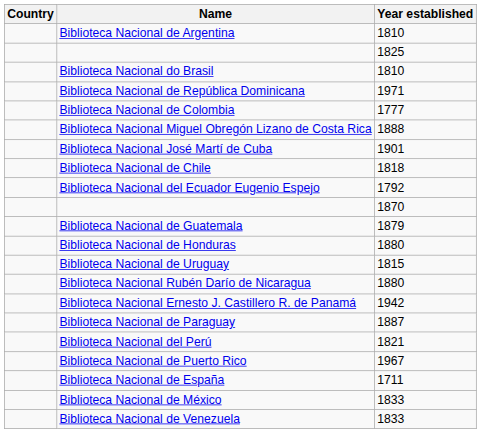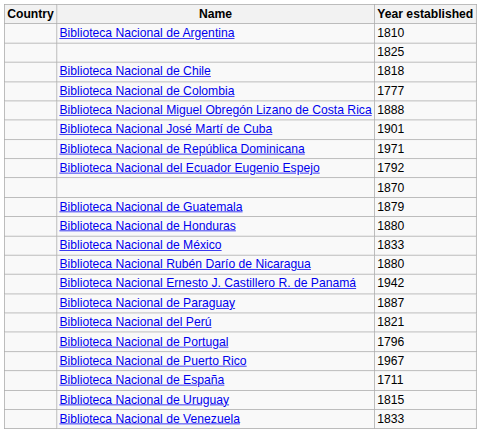- row: (136, 71)
rows swapped: (135, 168) <-> (182, 91)
rows swapped: (141, 399) <-> (144, 264)
+ row: (144, 341)
